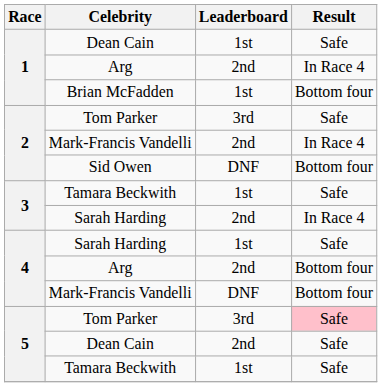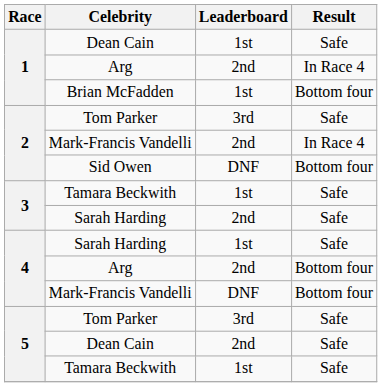(334, 218) In Race 4 -> (334, 218) Safe
(334, 318) pink background -> (334, 318) no background
